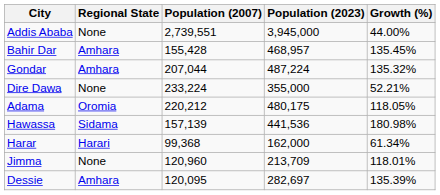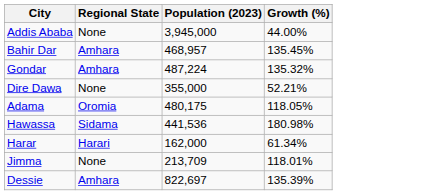- column: (213, 13)
(288, 180) 282,697 -> (186, 180) 822,697
